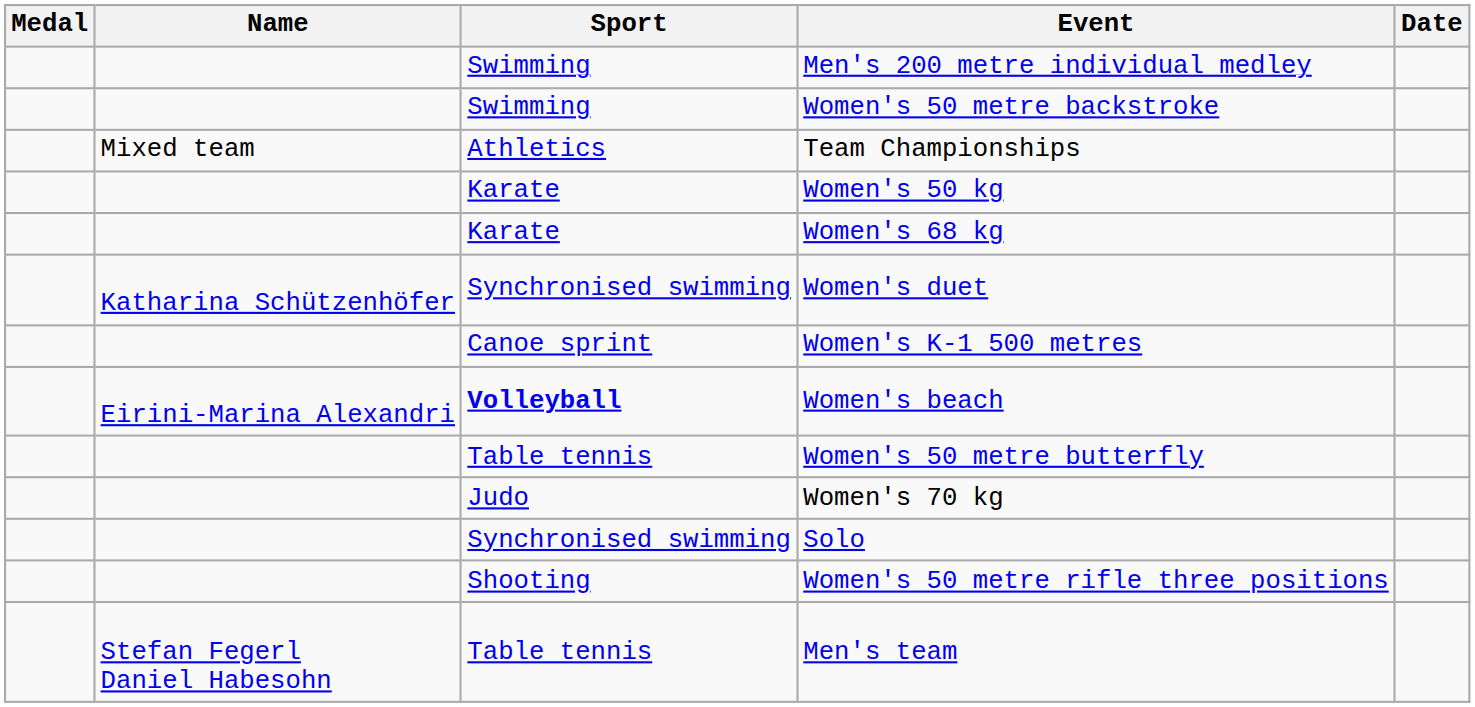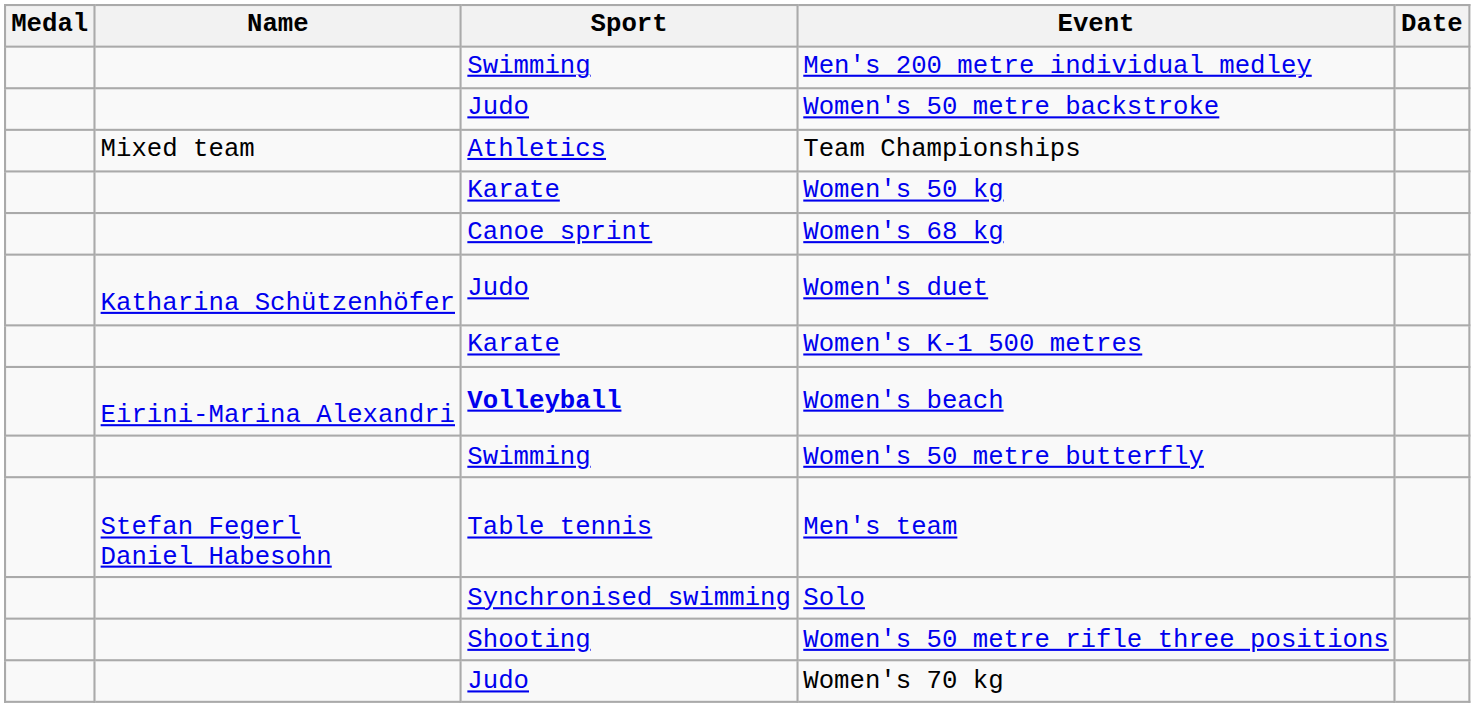(529, 109) Swimming -> (498, 109) Judo
(514, 233) Karate -> (560, 233) Canoe sprint
(629, 289) Synchronised swimming -> (498, 289) Judo
(560, 346) Canoe sprint -> (514, 346) Karate
(560, 458) Table tennis -> (529, 458) Swimming
rows swapped: (880, 653) <-> (903, 499)
